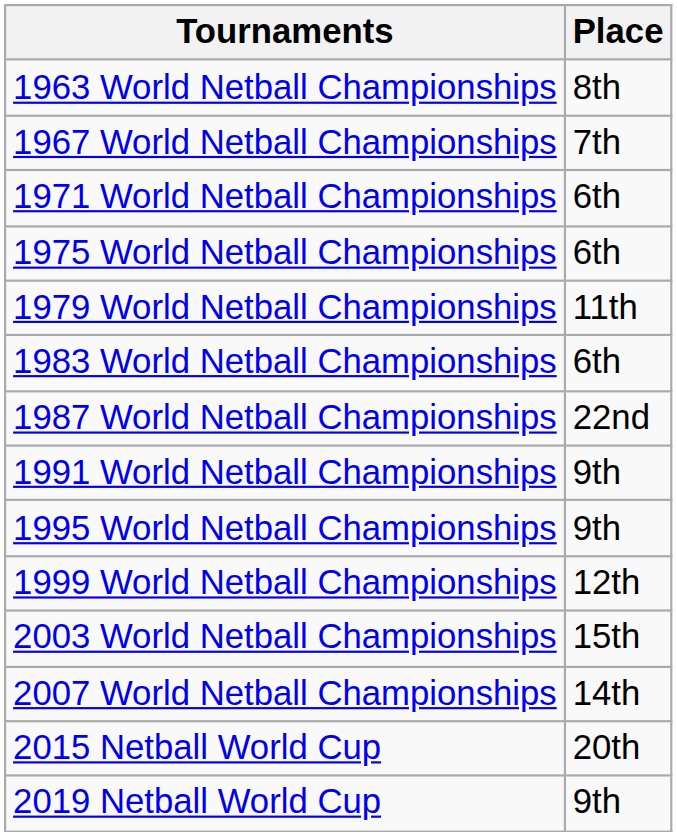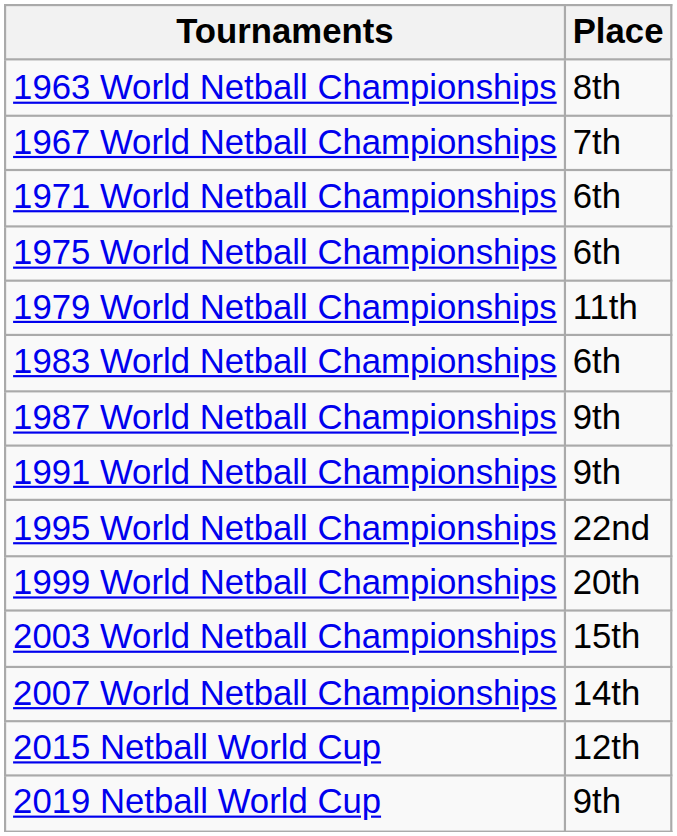(611, 417) 22nd -> (597, 417) 9th
(597, 527) 9th -> (611, 527) 22nd
(606, 582) 12th -> (606, 582) 20th
(606, 747) 20th -> (606, 747) 12th
